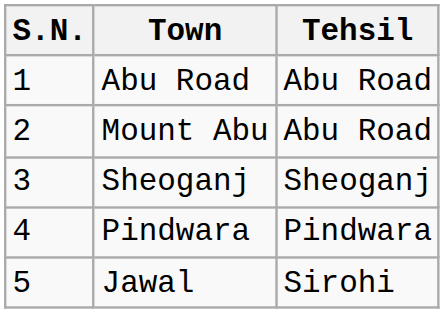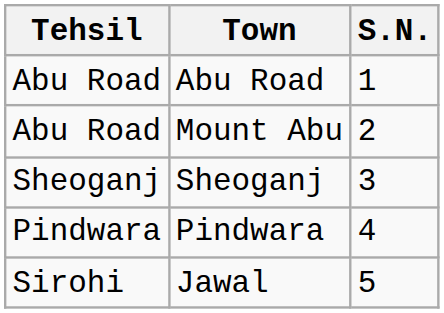columns swapped: (50, 30) <-> (358, 30)
